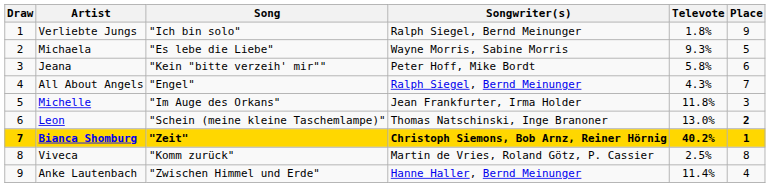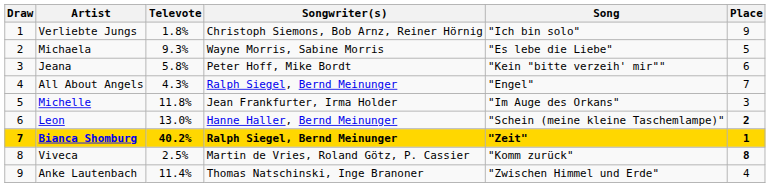columns swapped: (267, 13) <-> (698, 13)
(486, 31) Ralph Siegel, Bernd Meinunger -> (345, 31) Christoph Siemons, Bob Arnz, Reiner Hörnig
(499, 120) Thomas Natschinski, Inge Branoner -> (302, 120) Hanne Haller, Bernd Meinunger
(529, 138) Christoph Siemons, Bob Arnz, Reiner Hörnig -> (302, 138) Ralph Siegel, Bernd Meinunger
(746, 156) normal -> (746, 156) bold
(486, 173) Hanne Haller, Bernd Meinunger -> (315, 173) Thomas Natschinski, Inge Branoner
